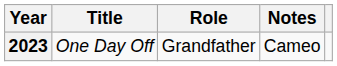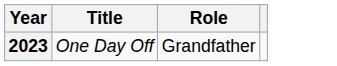- column: (292, 18)
